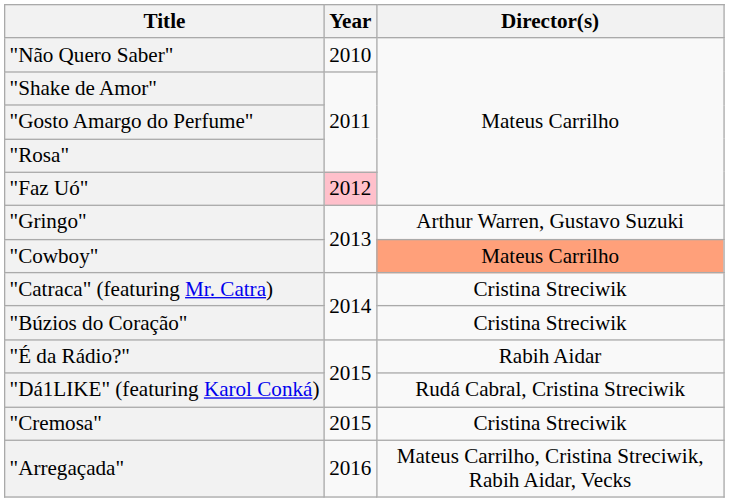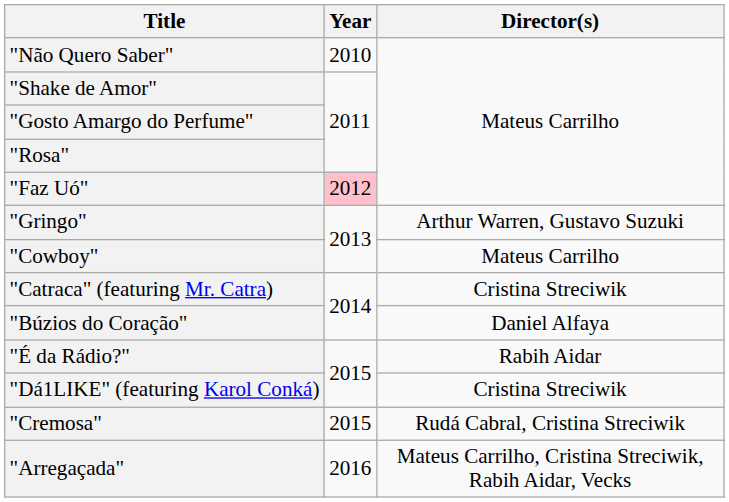(550, 255) lightsalmon background -> (550, 255) no background
(550, 322) Cristina Streciwik -> (550, 322) Daniel Alfaya
(550, 389) Rudá Cabral, Cristina Streciwik -> (550, 389) Cristina Streciwik
(550, 423) Cristina Streciwik -> (550, 423) Rudá Cabral, Cristina Streciwik
